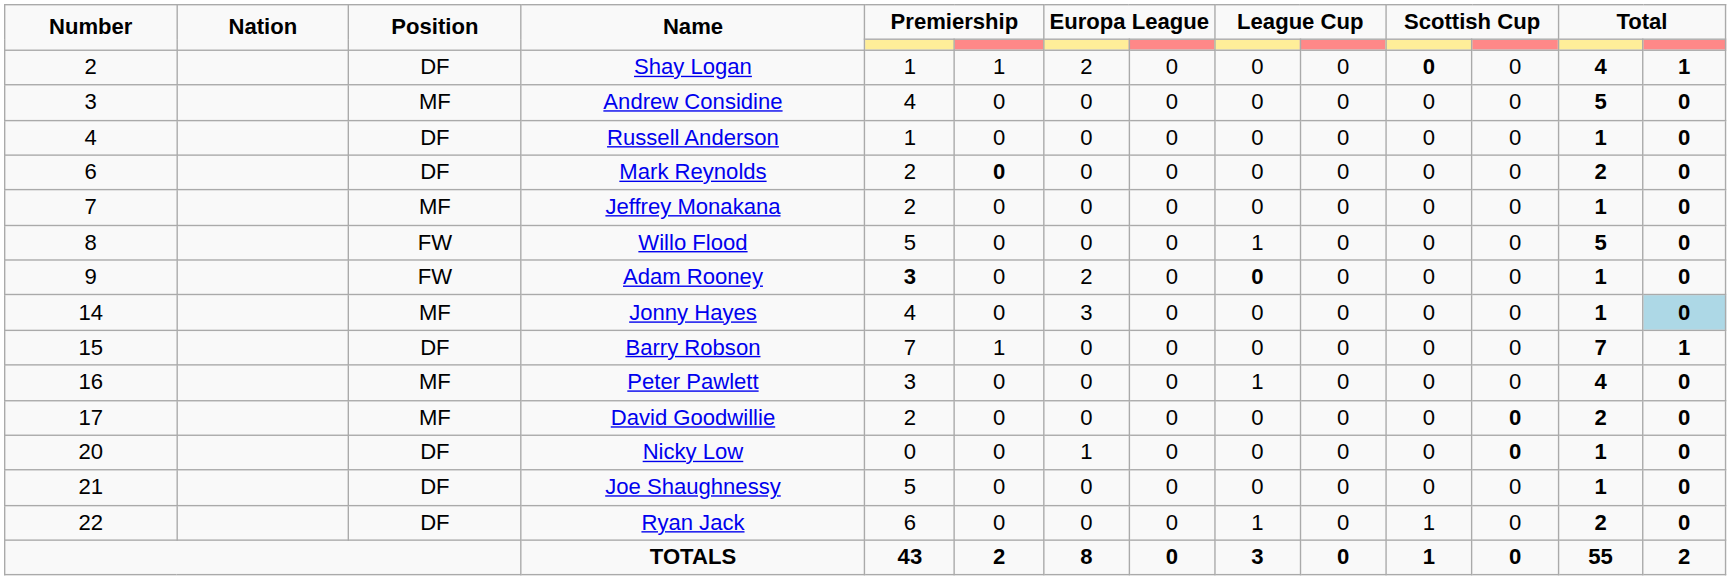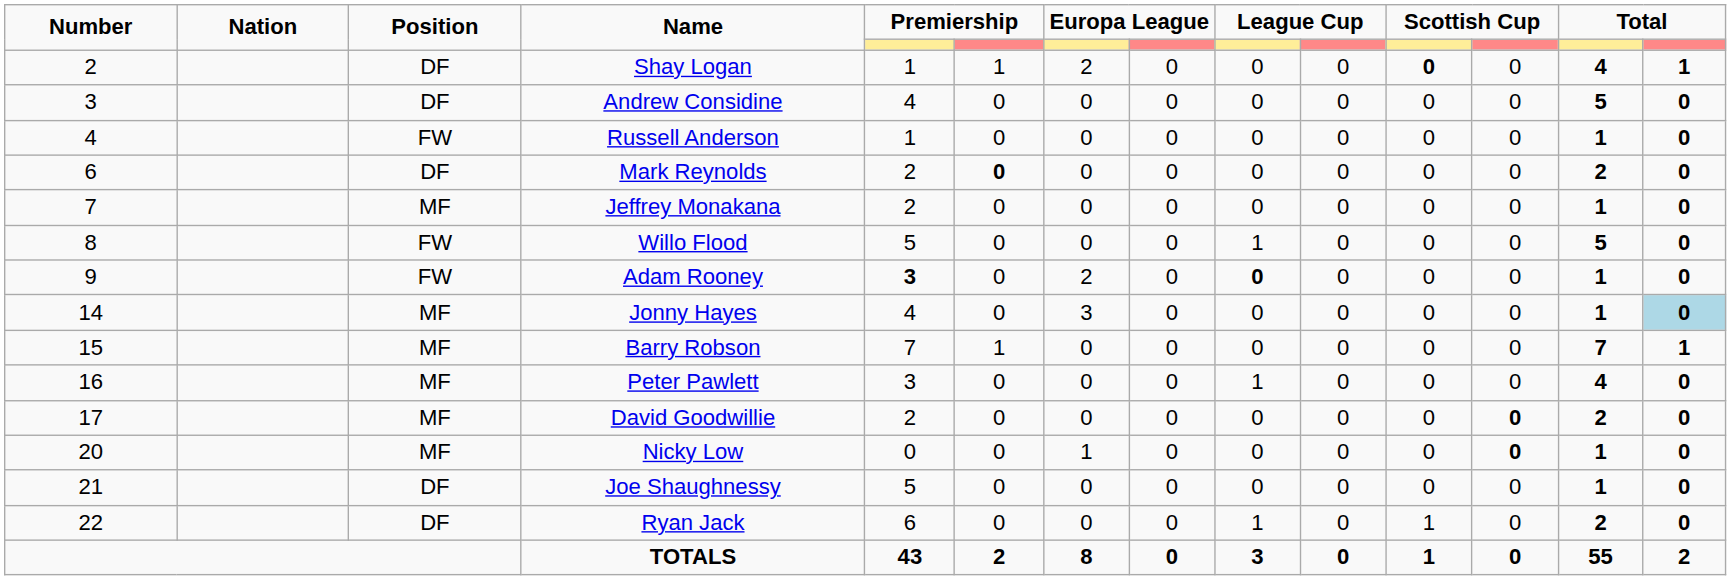(435, 102) MF -> (435, 102) DF
(435, 137) DF -> (435, 137) FW
(435, 347) DF -> (435, 347) MF
(435, 452) DF -> (435, 452) MF
